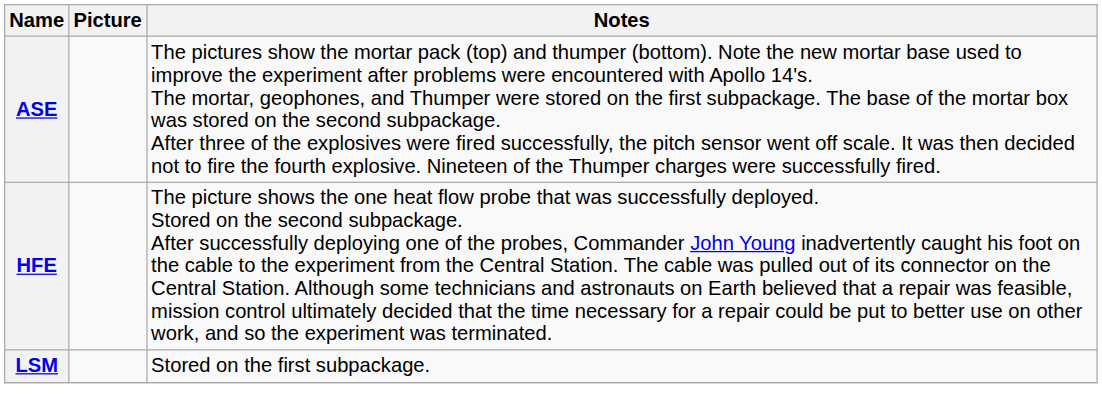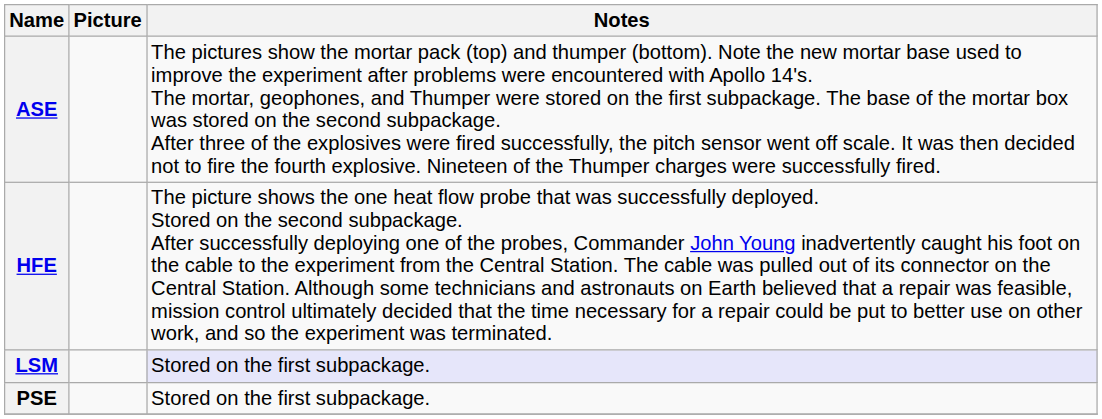(291, 365) no background -> (291, 365) lavender background
+ row: (37, 397)
